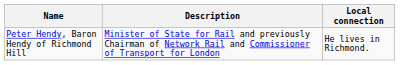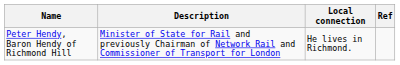+ column: (385, 16)
